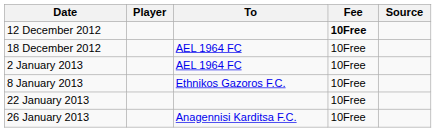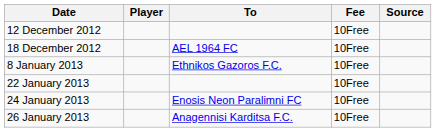(349, 30) bold -> (351, 30) normal
- row: (45, 65)
+ row: (48, 100)
